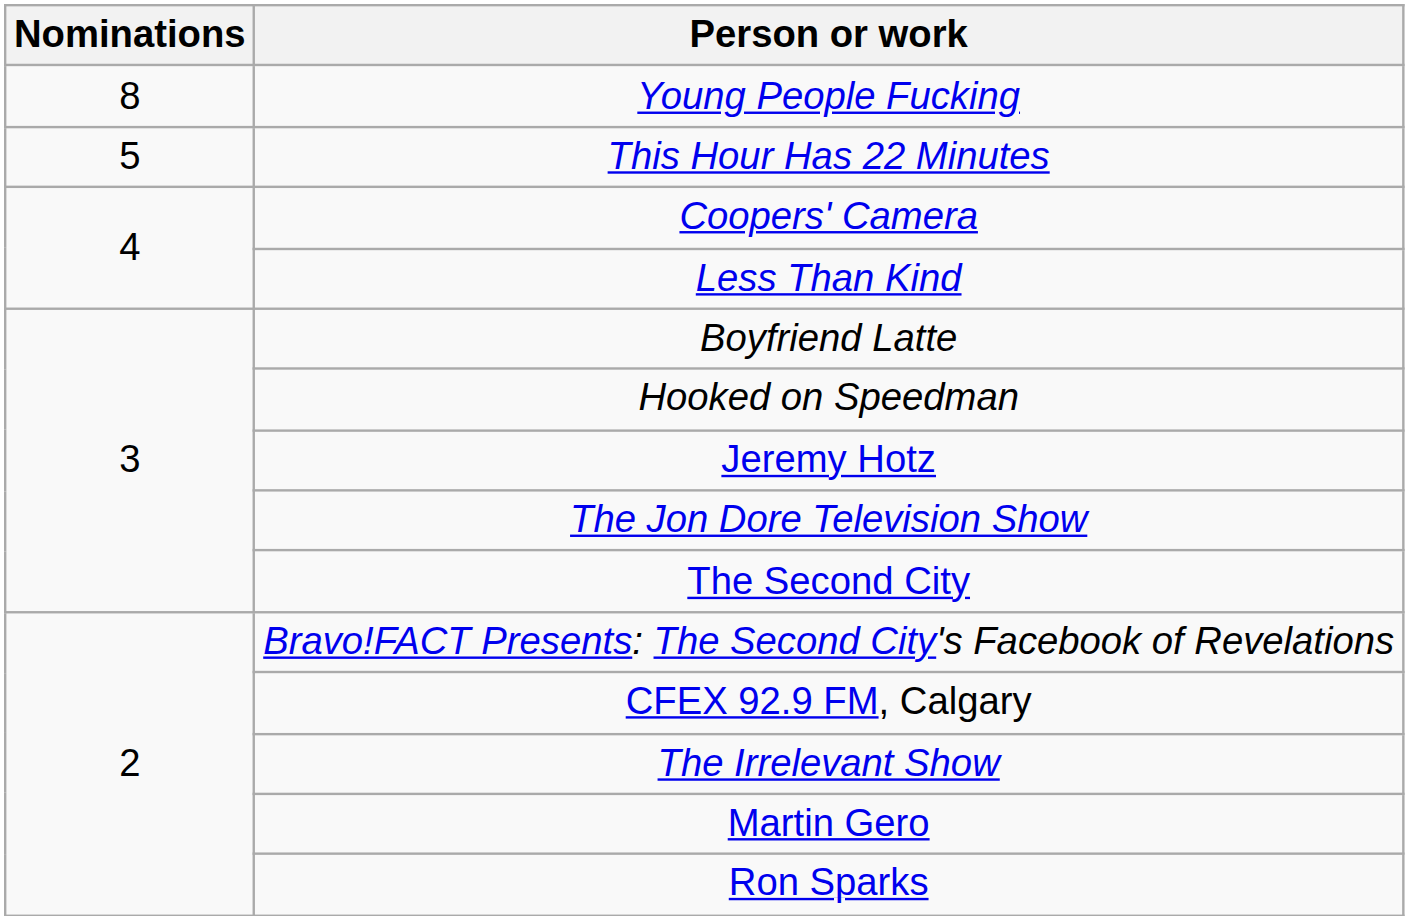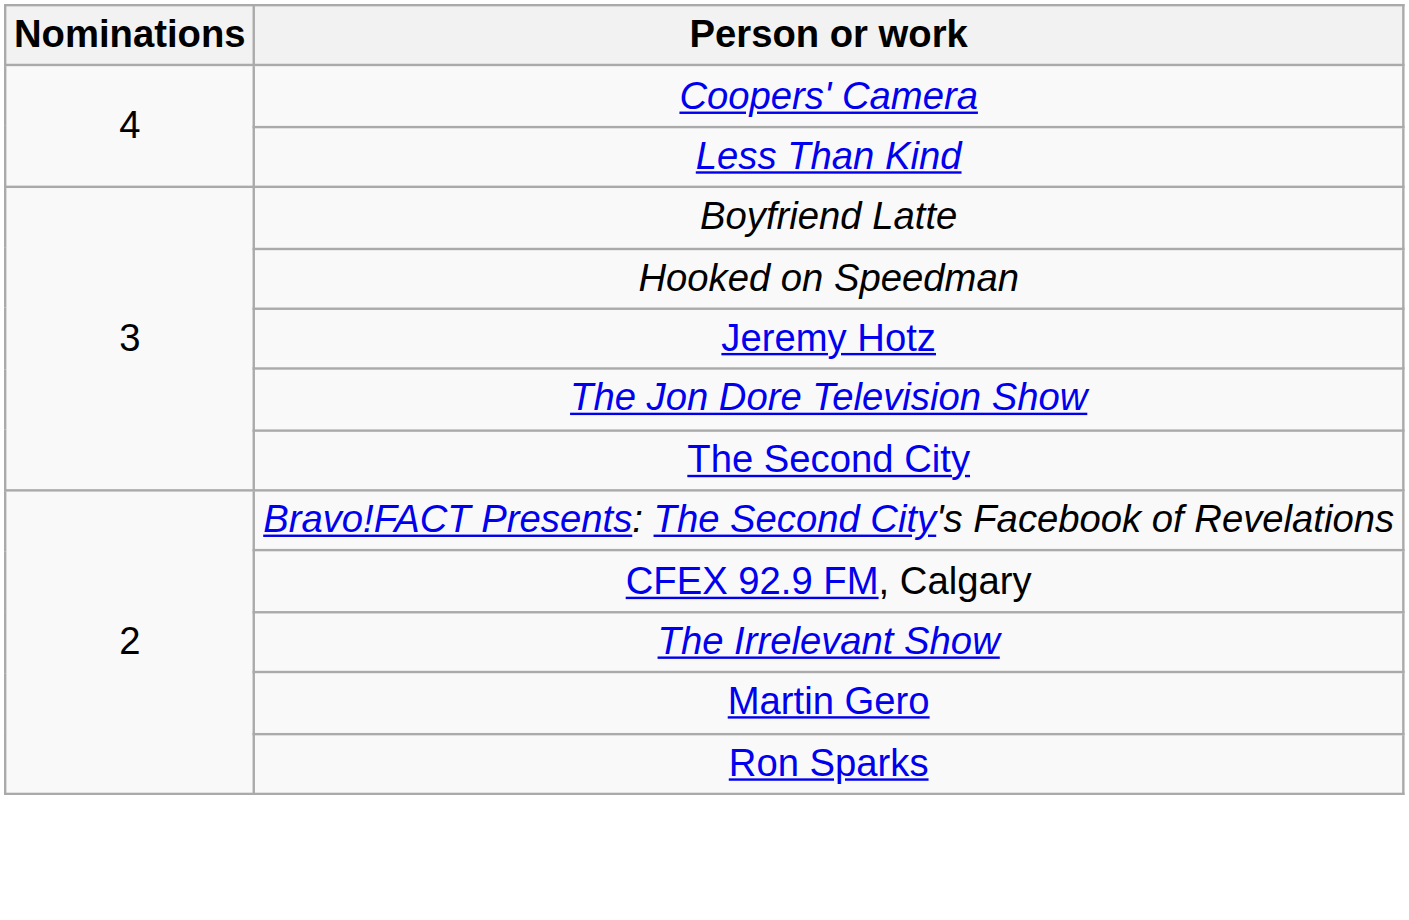- row: (829, 95)
- row: (829, 156)
